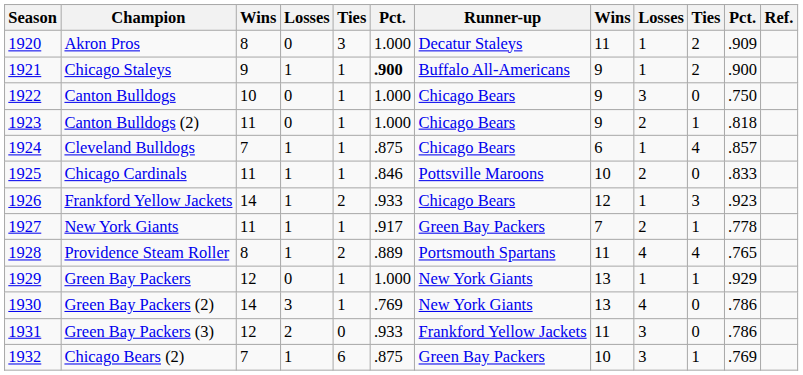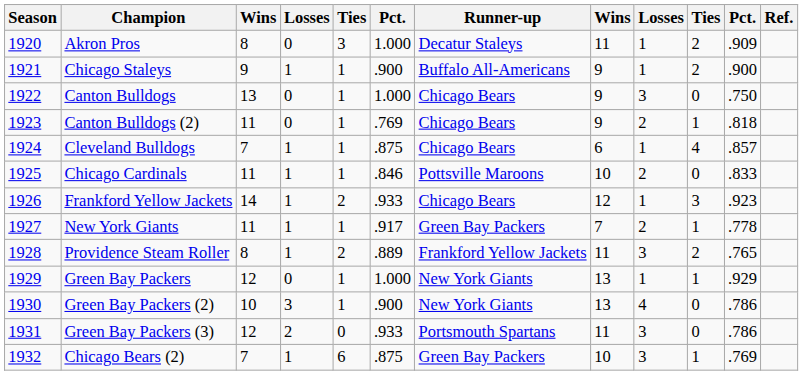(388, 69) bold -> (388, 69) normal
(248, 95) 10 -> (248, 95) 13
(392, 122) 1.000 -> (388, 122) .769
(487, 252) Portsmouth Spartans -> (503, 252) Frankford Yellow Jackets
(642, 252) 4 -> (642, 252) 3
(696, 252) 4 -> (696, 252) 2
(248, 305) 14 -> (248, 305) 10
(388, 305) .769 -> (388, 305) .900
(503, 331) Frankford Yellow Jackets -> (487, 331) Portsmouth Spartans
